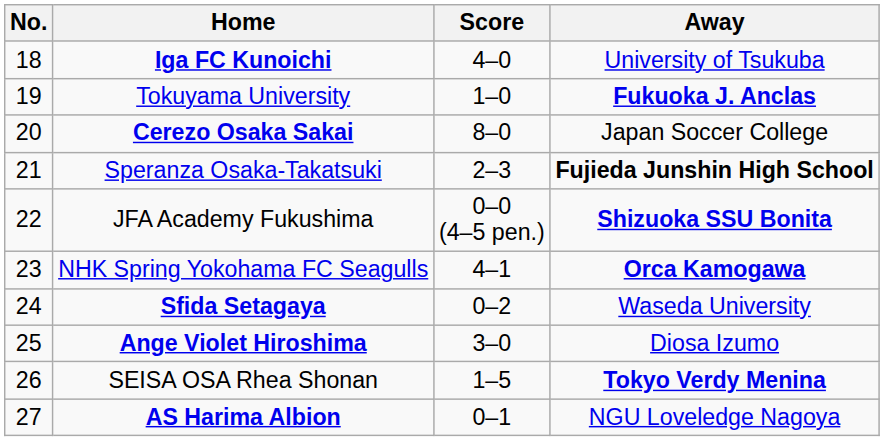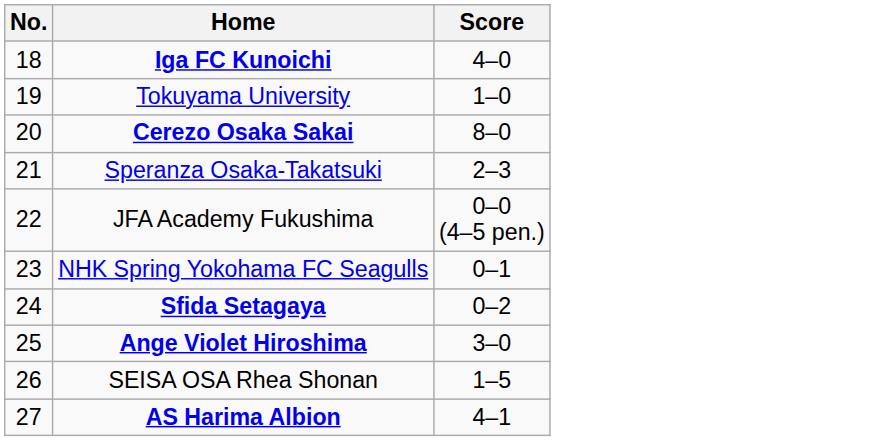- column: (715, 22)
(492, 269) 4–1 -> (492, 269) 0–1
(492, 416) 0–1 -> (492, 416) 4–1
